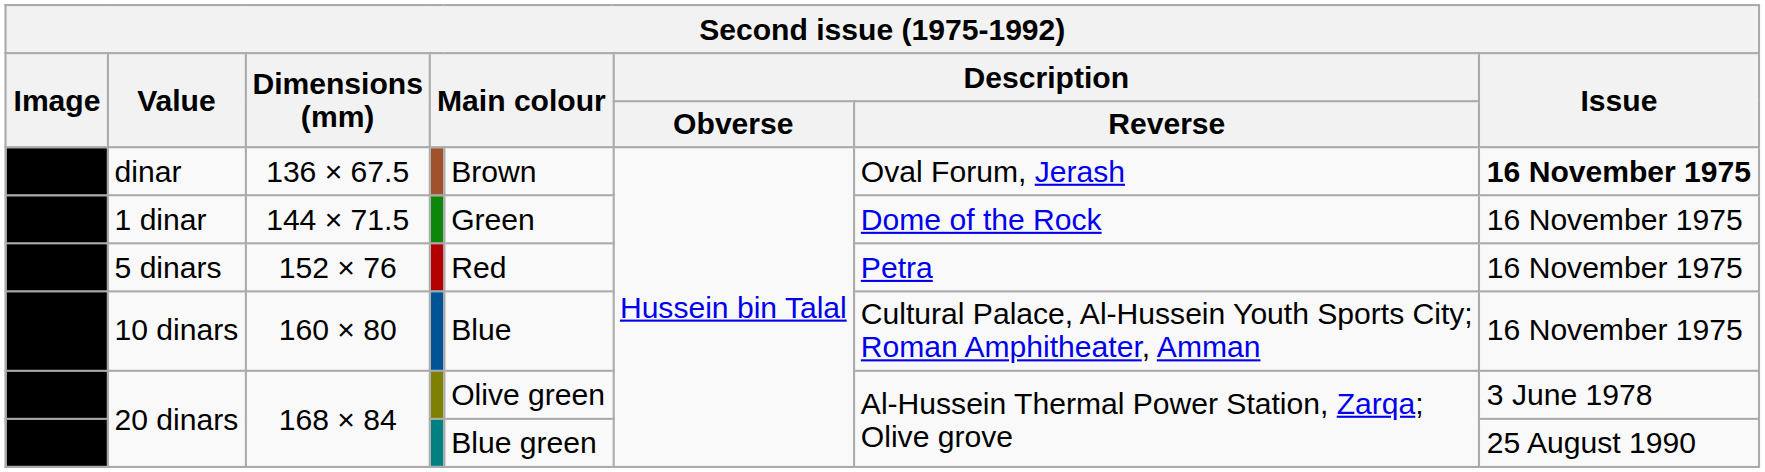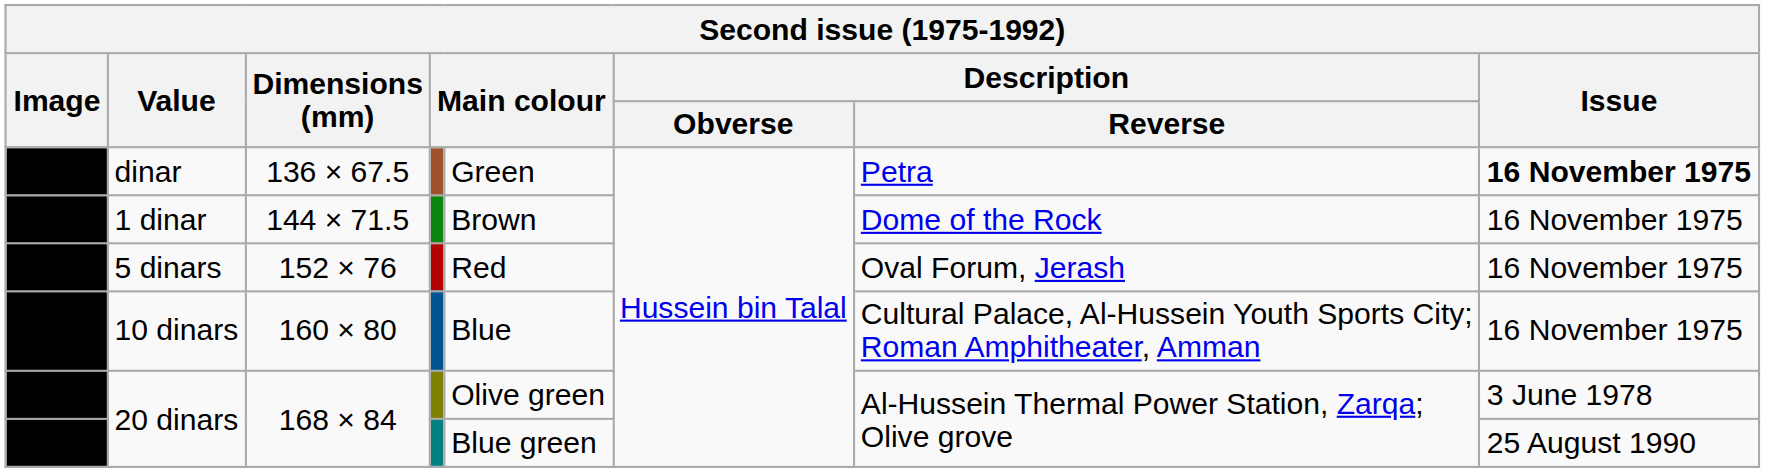(494, 171) Brown -> (493, 171) Green
(993, 171) Oval Forum, Jerash -> (897, 171) Petra
(493, 219) Green -> (494, 219) Brown
(897, 267) Petra -> (993, 267) Oval Forum, Jerash
